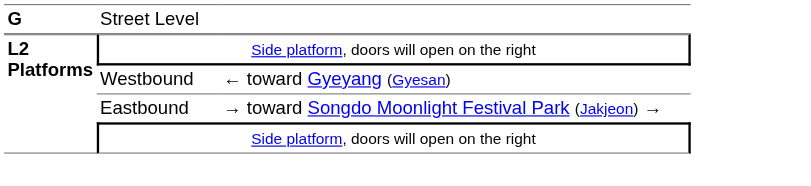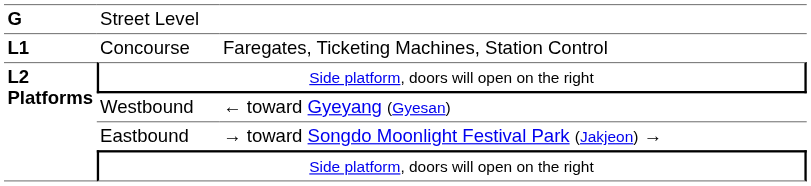+ row: (145, 47)
